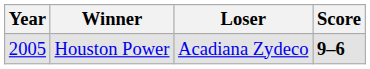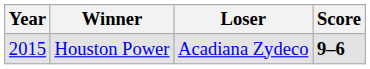(27, 48) 2005 -> (27, 48) 2015
